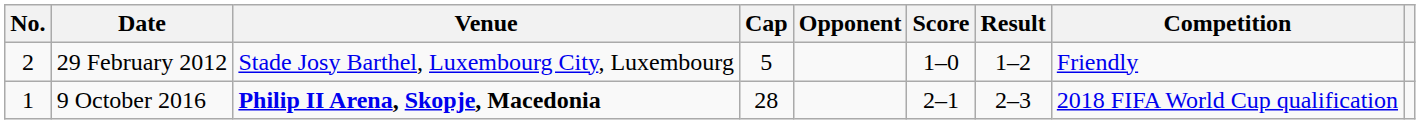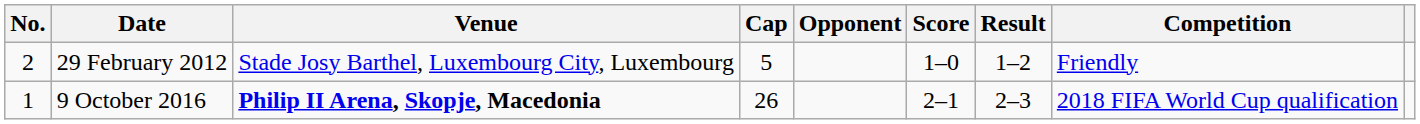(766, 99) 28 -> (766, 99) 26
